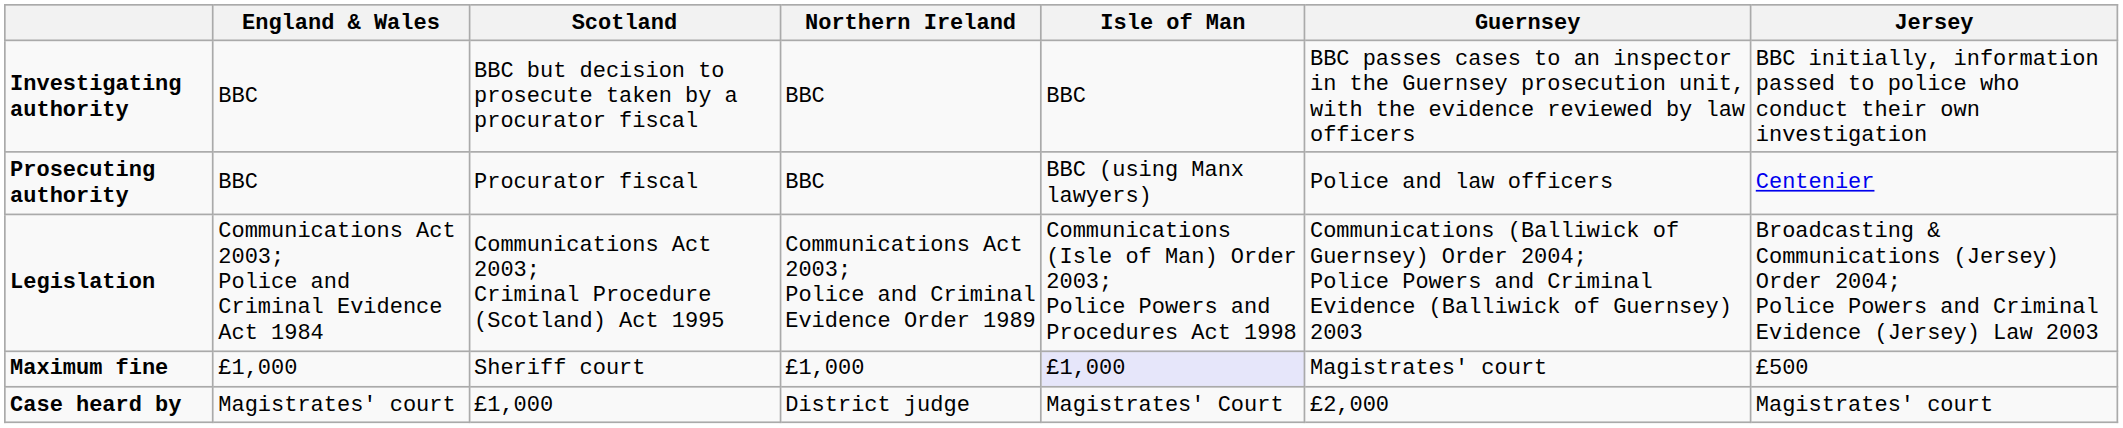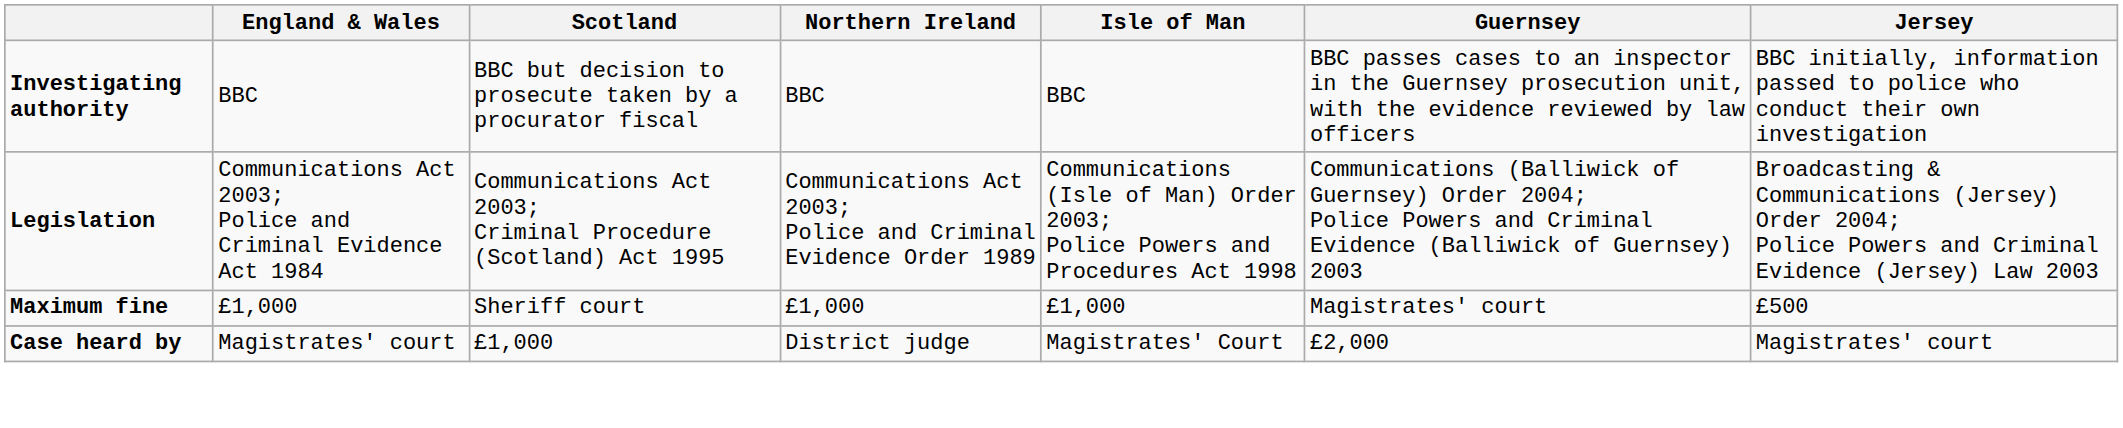- row: (83, 183)
(1086, 369) lavender background -> (1086, 308) no background
